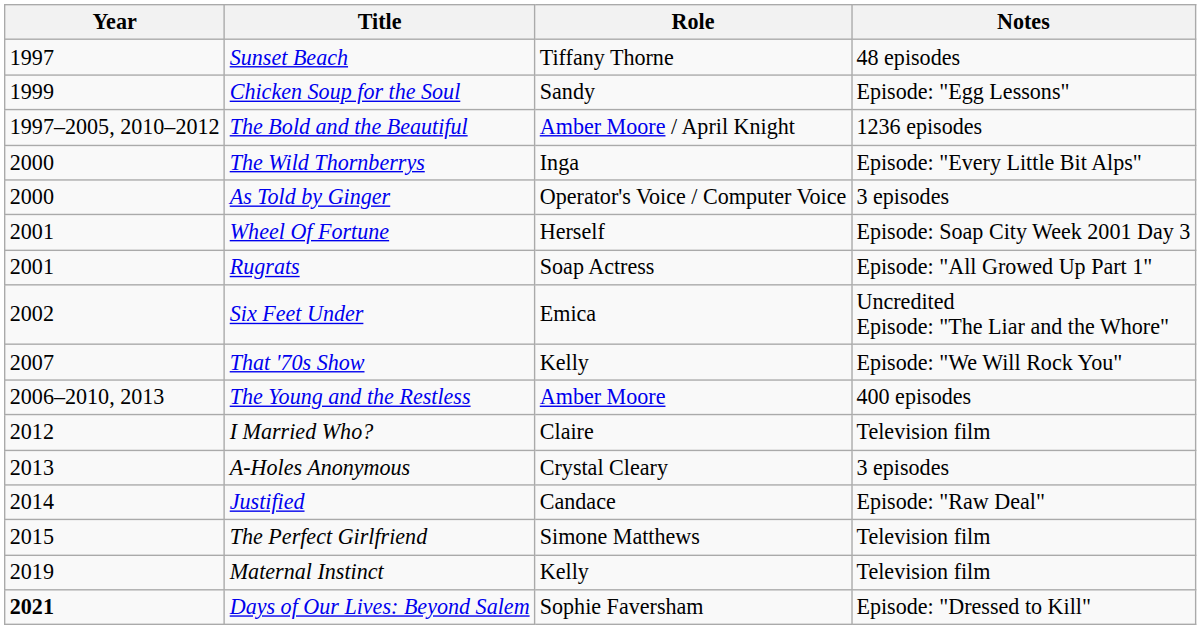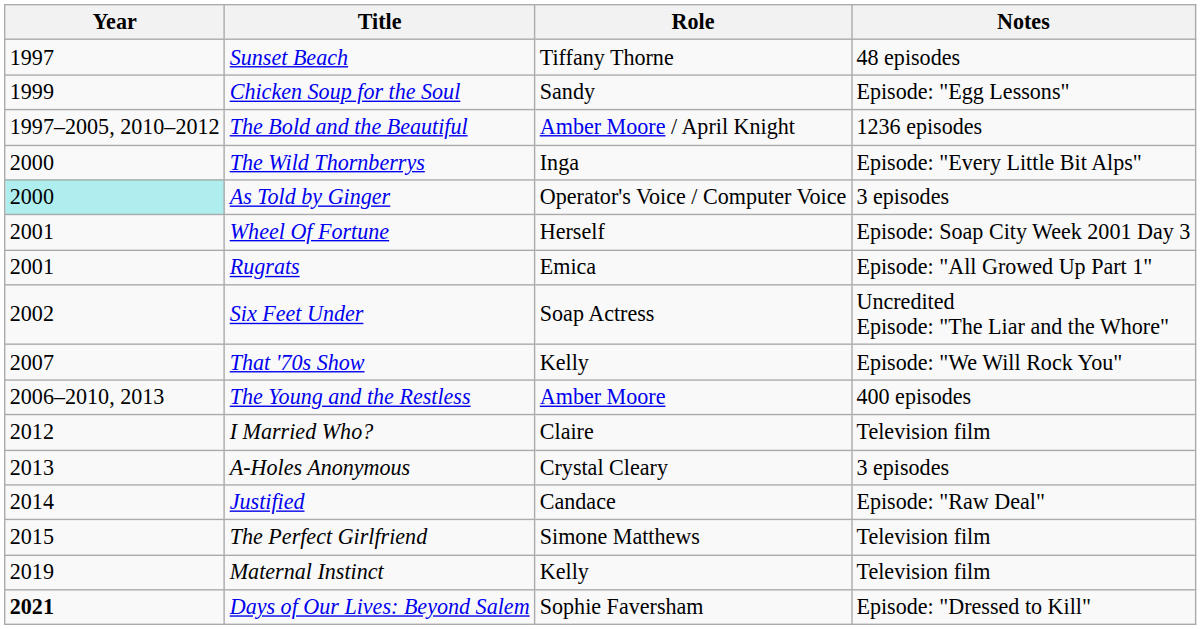(32, 197) no background -> (32, 197) paleturquoise background
(597, 267) Soap Actress -> (568, 267) Emica
(568, 314) Emica -> (597, 314) Soap Actress
